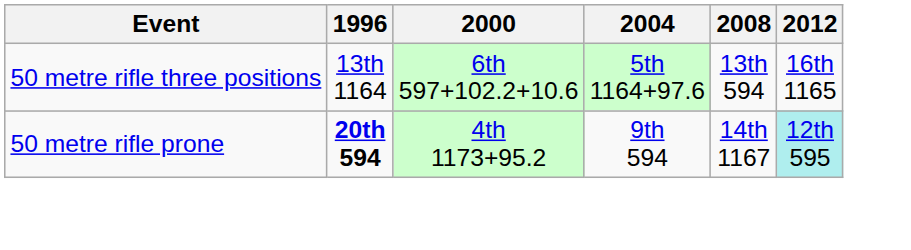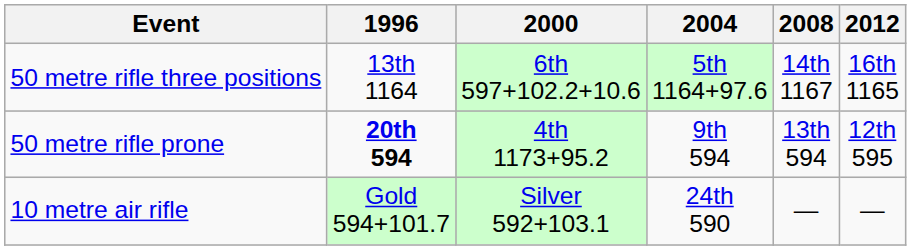(744, 76) 13th 594 -> (806, 76) 14th 1167
(744, 143) 14th 1167 -> (806, 143) 13th 594
(810, 143) paleturquoise background -> (872, 143) no background
+ row: (99, 210)
